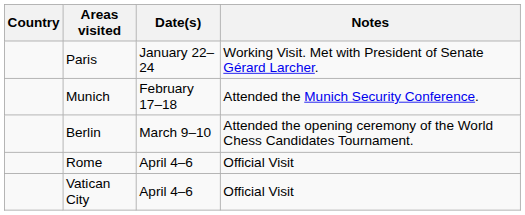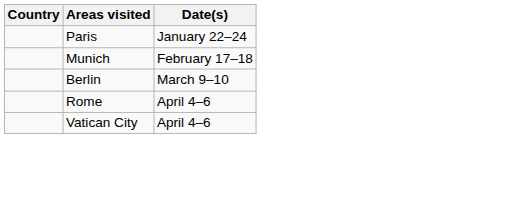- column: (370, 22)
